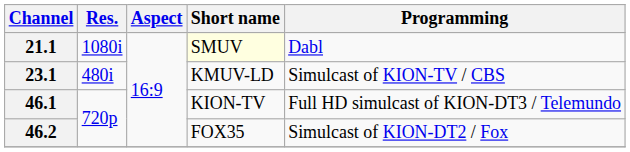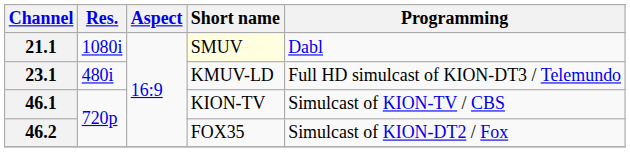(397, 75) Simulcast of KION-TV / CBS -> (455, 75) Full HD simulcast of KION-DT3 / Telemundo
(455, 103) Full HD simulcast of KION-DT3 / Telemundo -> (397, 103) Simulcast of KION-TV / CBS
